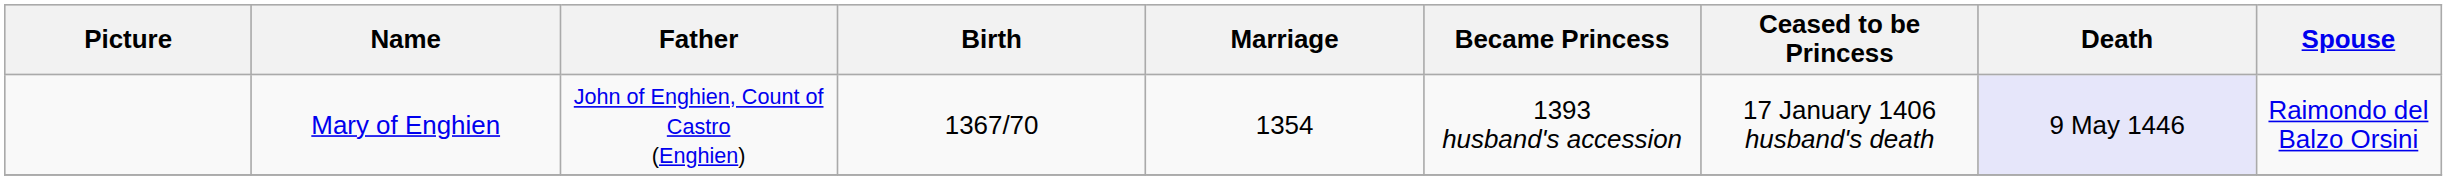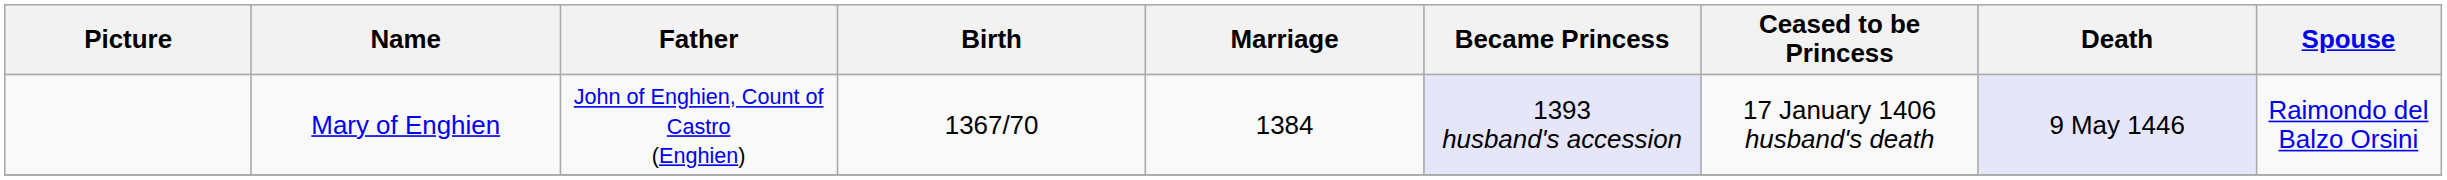(1285, 124) 1354 -> (1285, 124) 1384
(1562, 124) no background -> (1562, 124) lavender background
